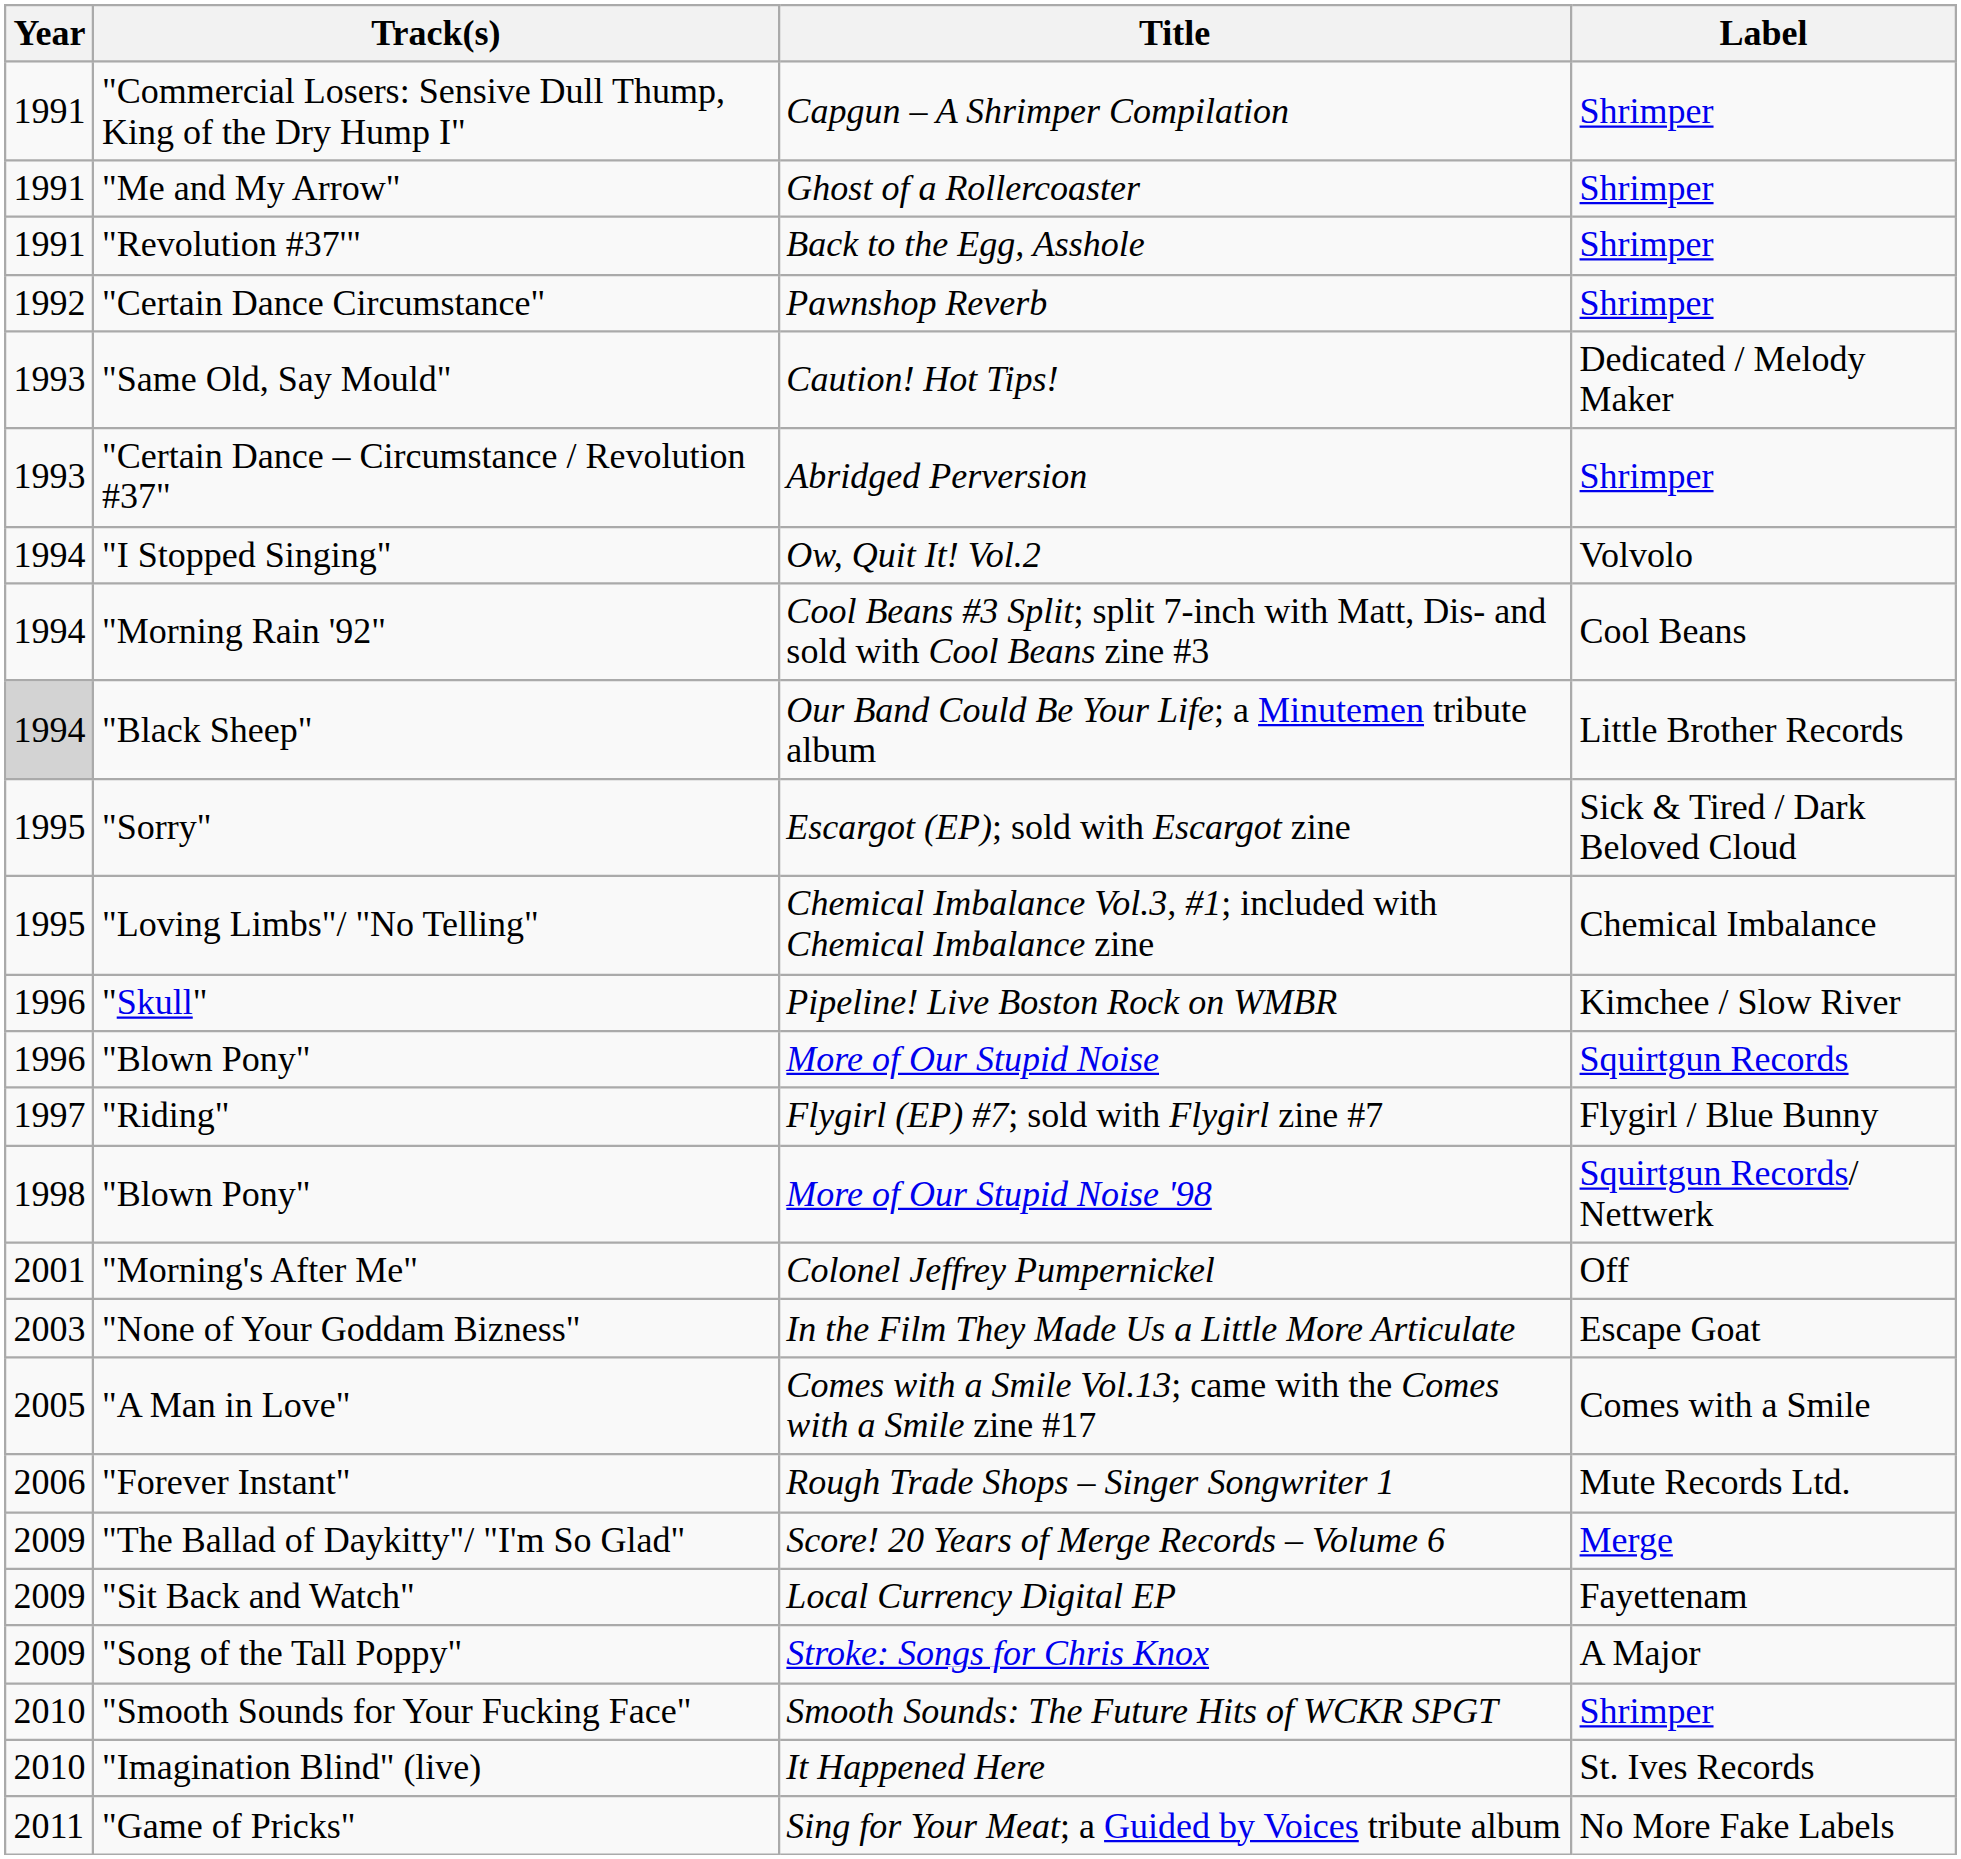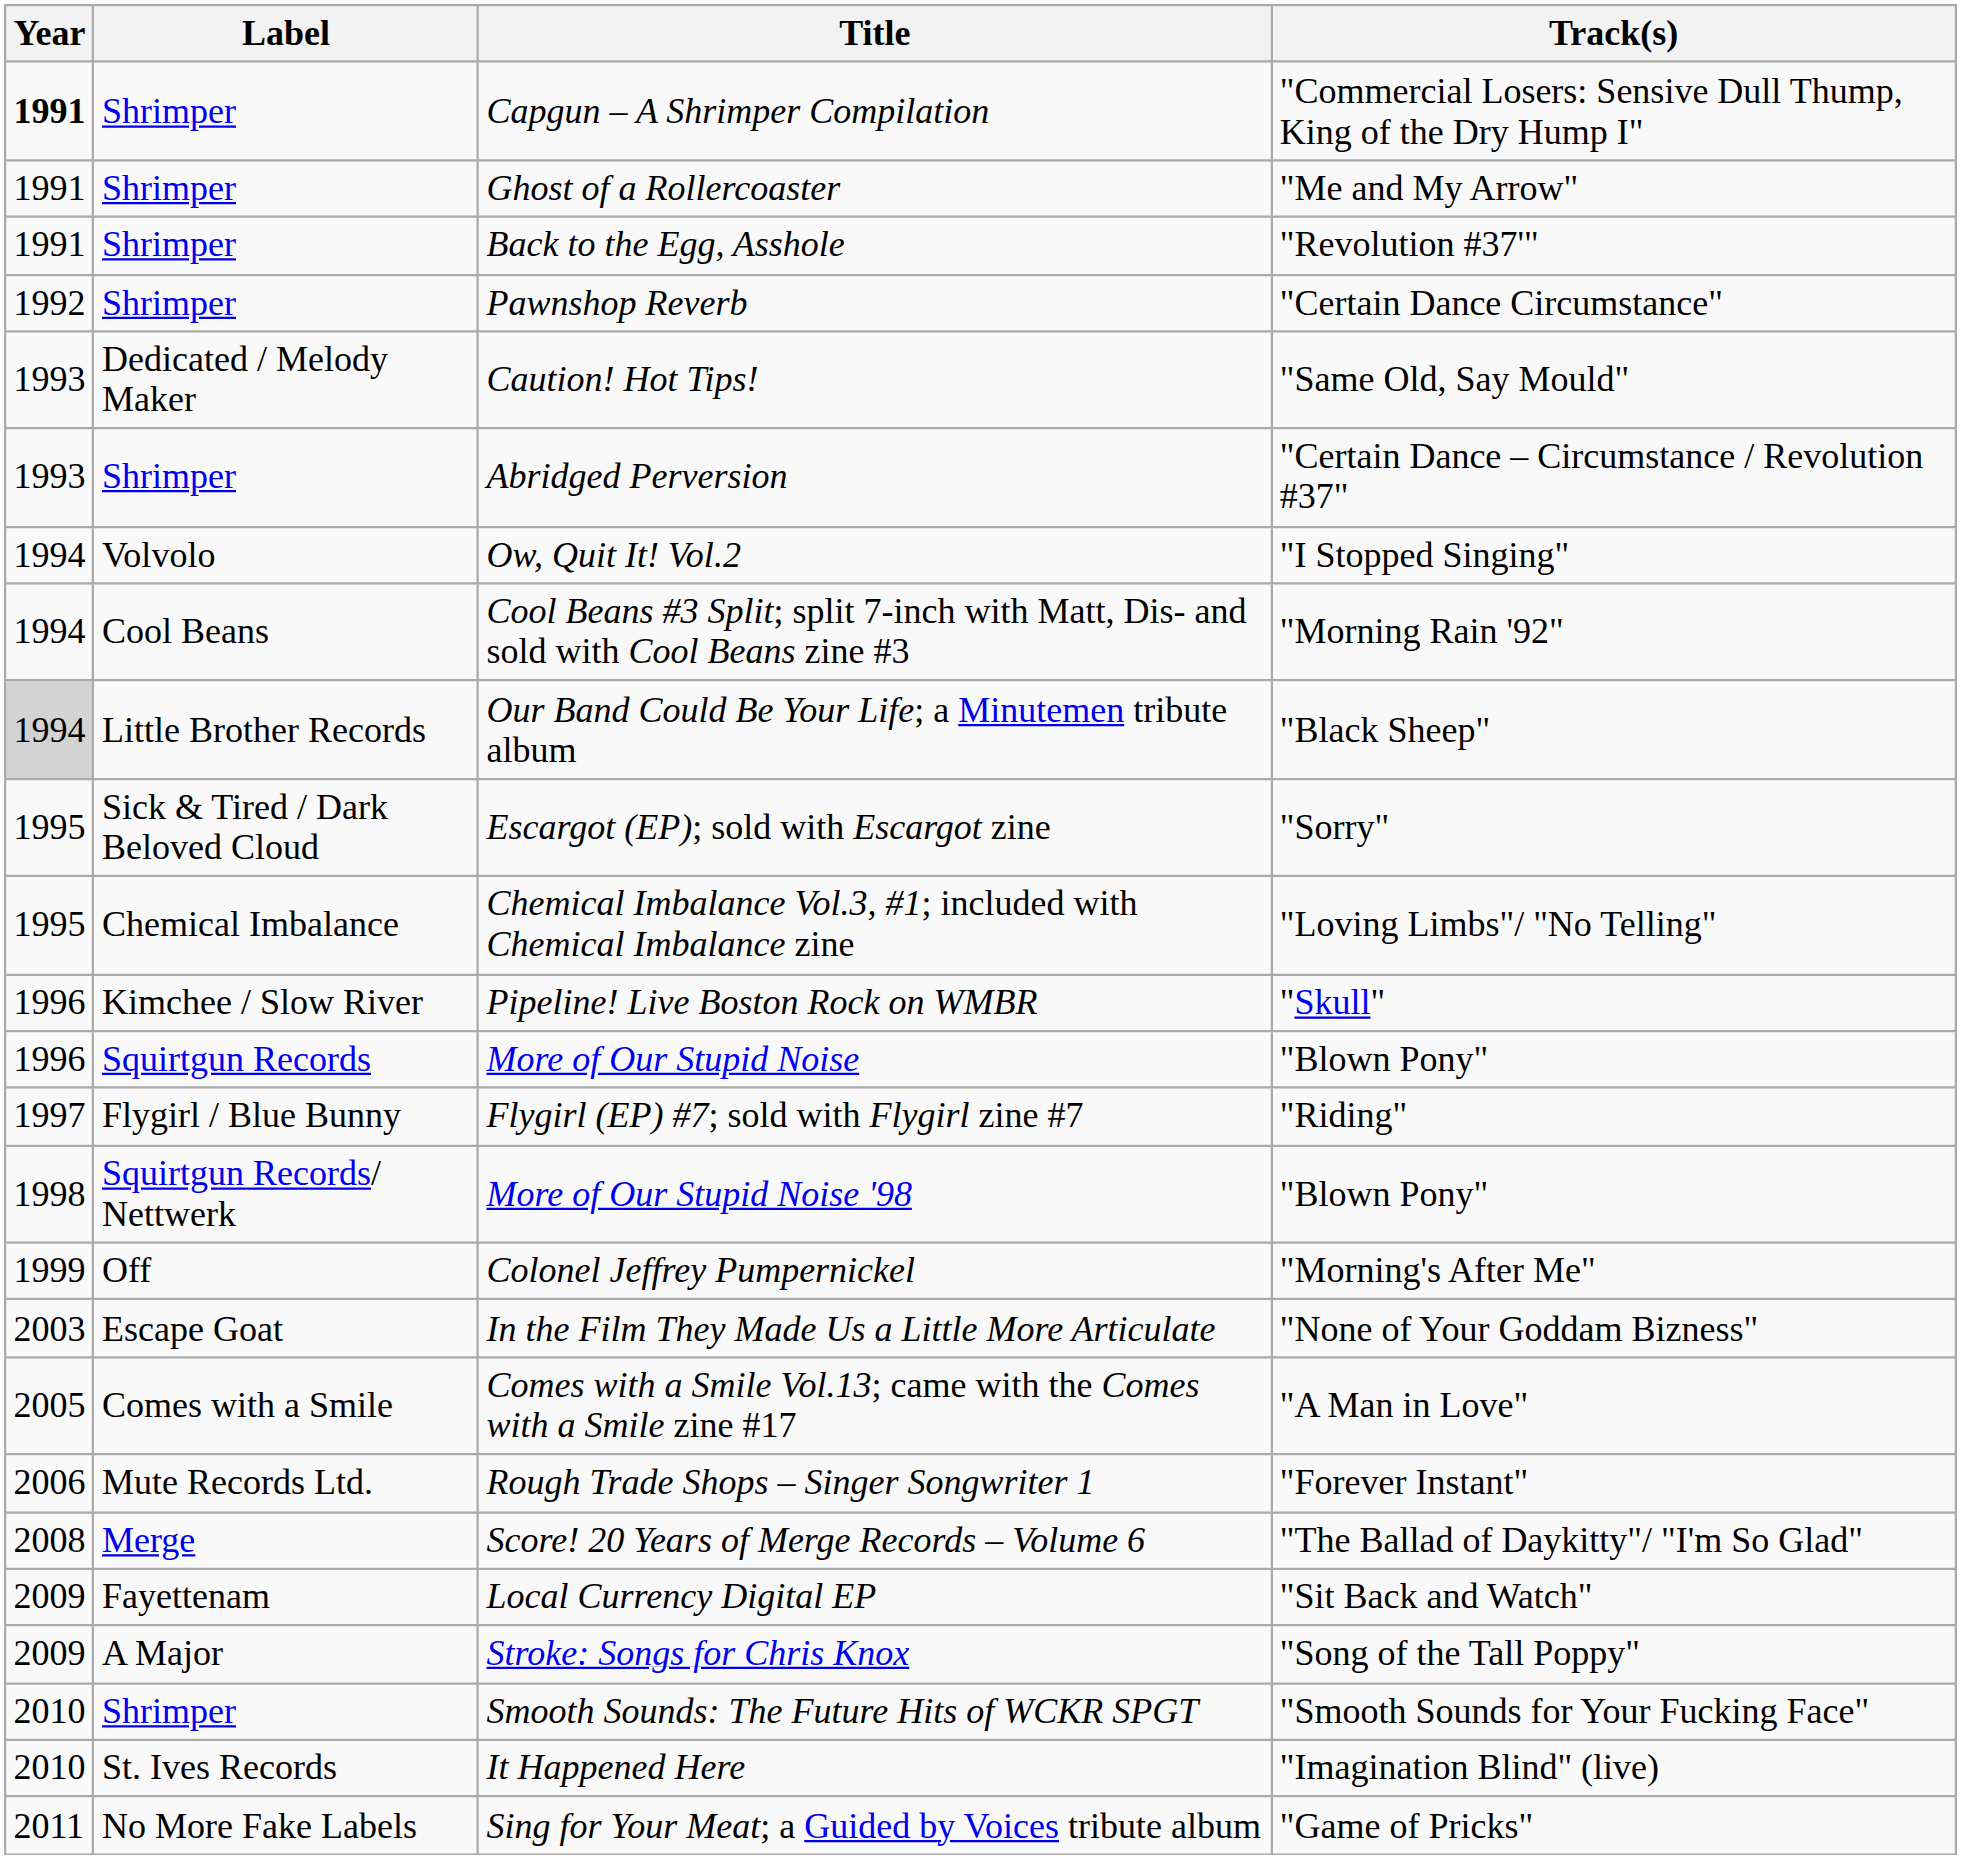columns swapped: (436, 33) <-> (1764, 33)
(49, 110) normal -> (49, 110) bold
(49, 1270) 2001 -> (49, 1270) 1999
(49, 1539) 2009 -> (49, 1539) 2008
